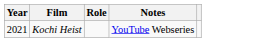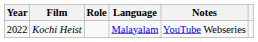+ column: (135, 12)
(17, 29) 2021 -> (17, 29) 2022
